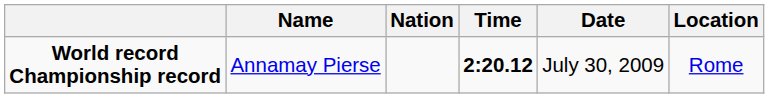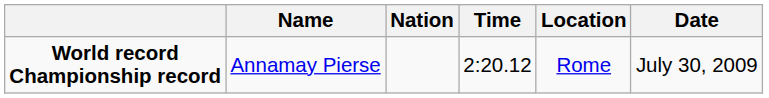columns swapped: (716, 20) <-> (603, 20)
(498, 64) bold -> (497, 64) normal
